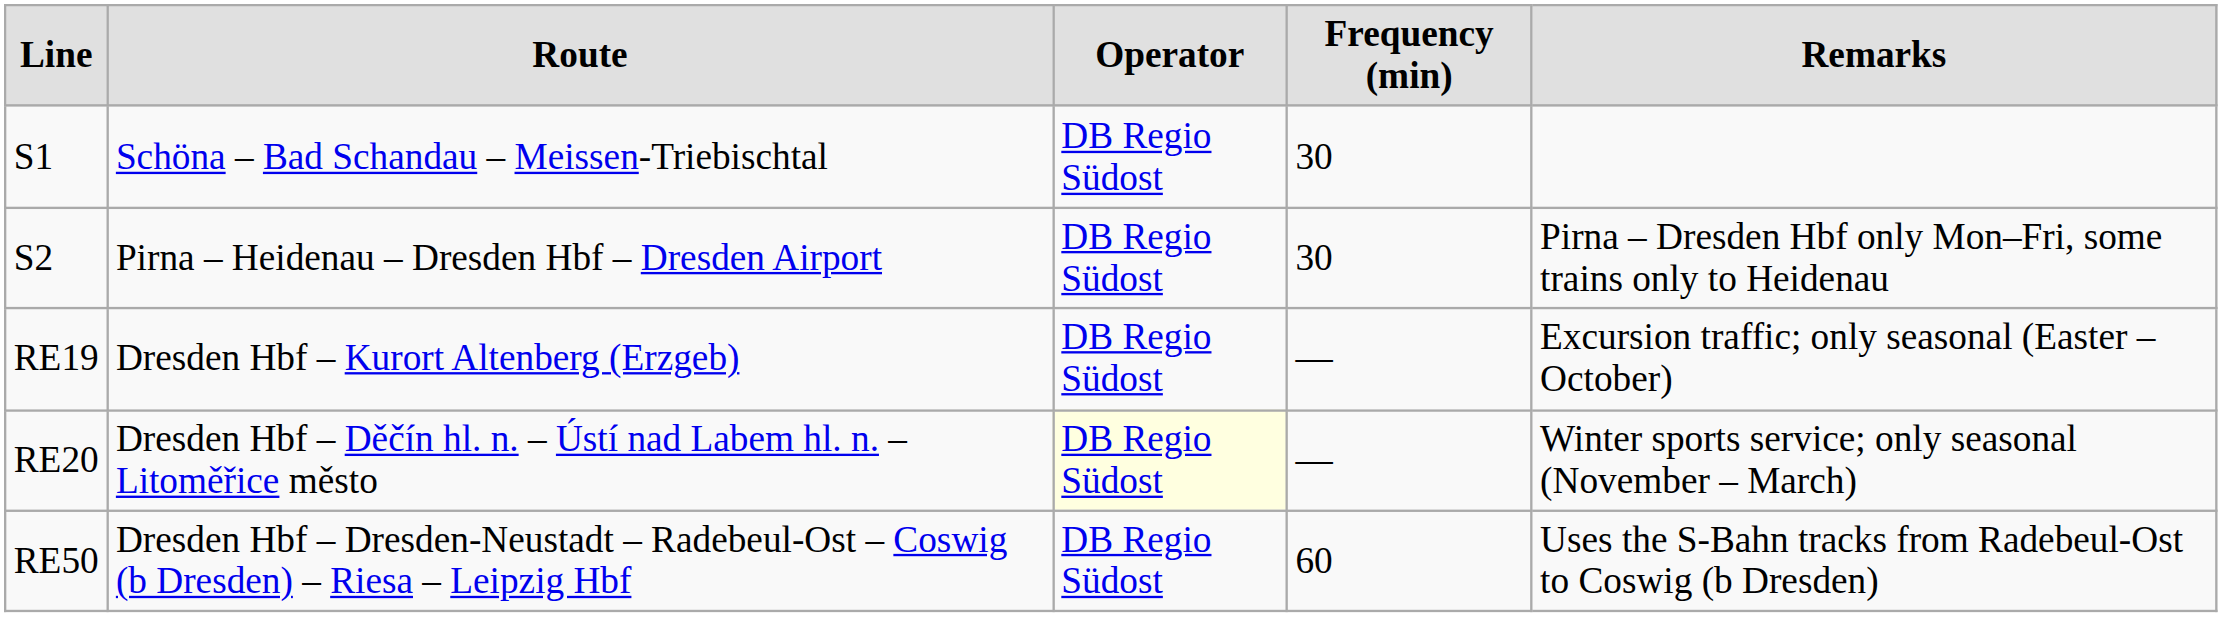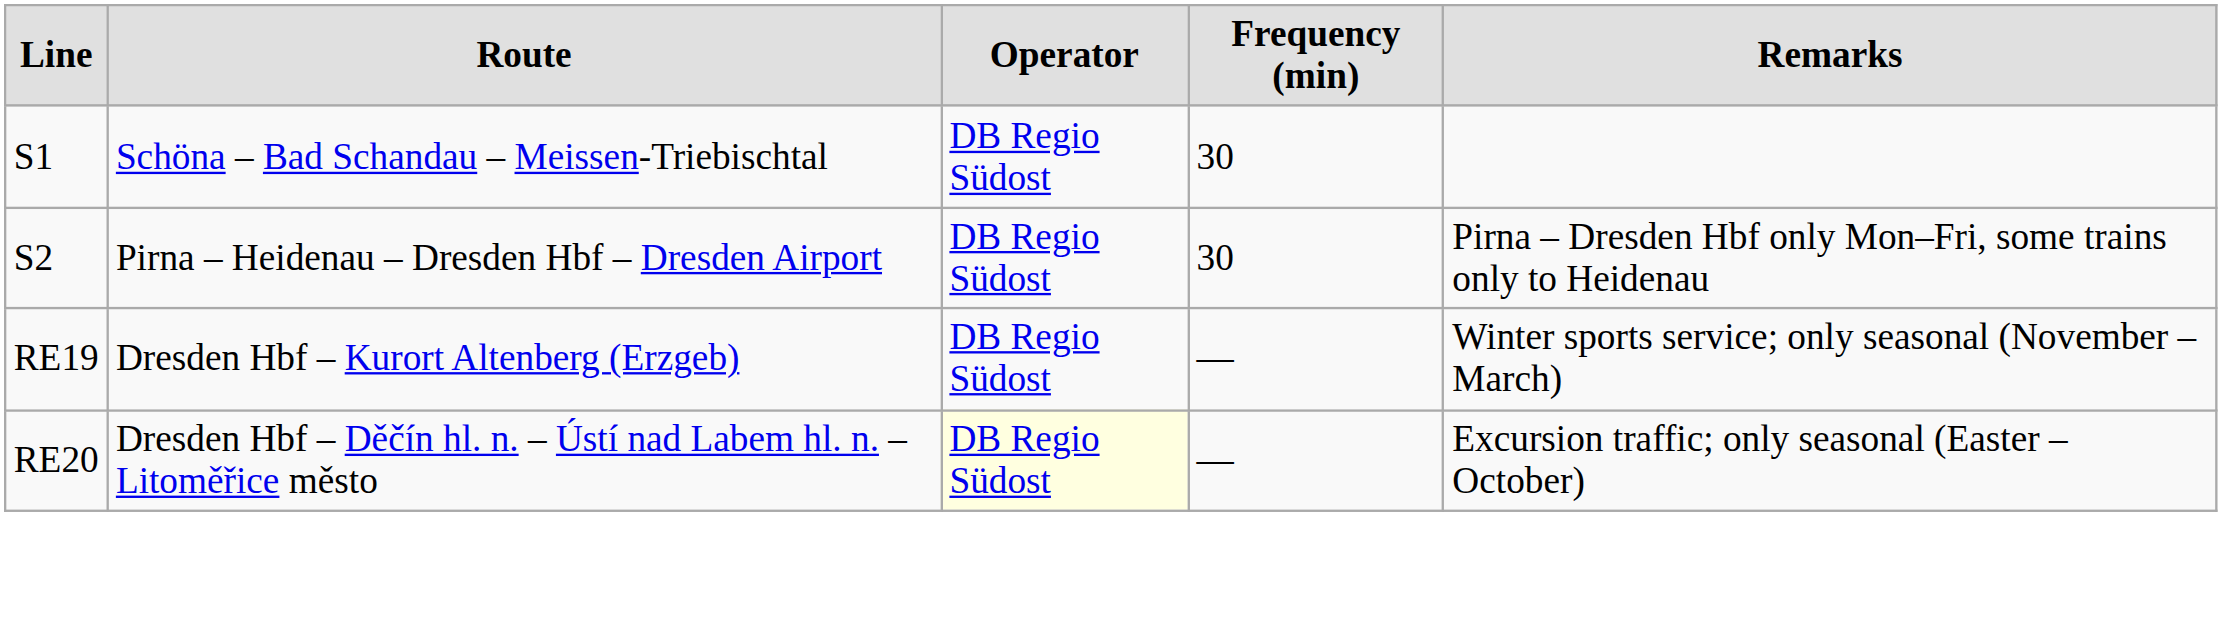(1848, 358) Excursion traffic; only seasonal (Easter – October) -> (1824, 358) Winter sports service; only seasonal (November – March)
(1809, 459) Winter sports service; only seasonal (November – March) -> (1760, 459) Excursion traffic; only seasonal (Easter – October)
- row: (56, 560)
